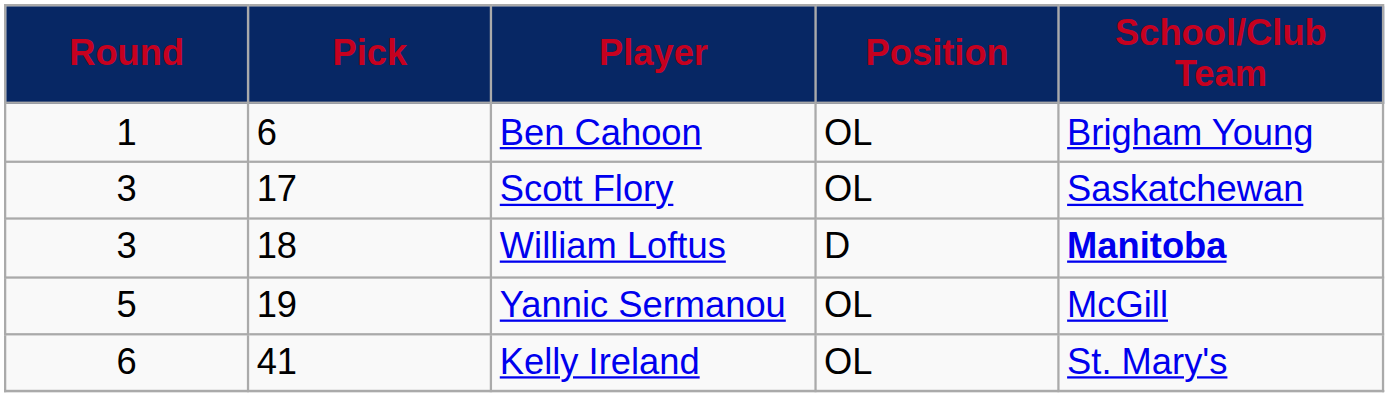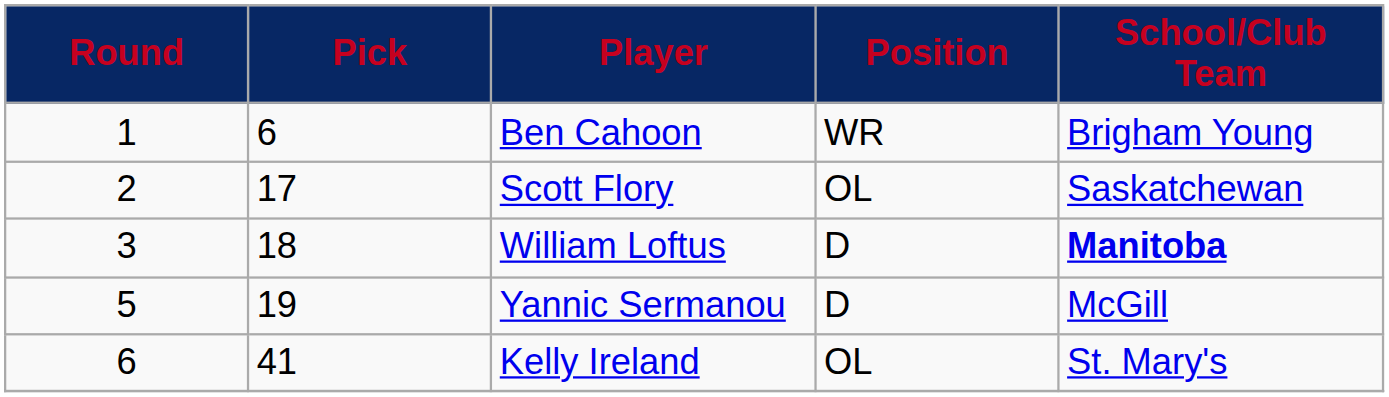(848, 131) OL -> (854, 131) WR
(127, 189) 3 -> (127, 189) 2
(848, 304) OL -> (837, 304) D
